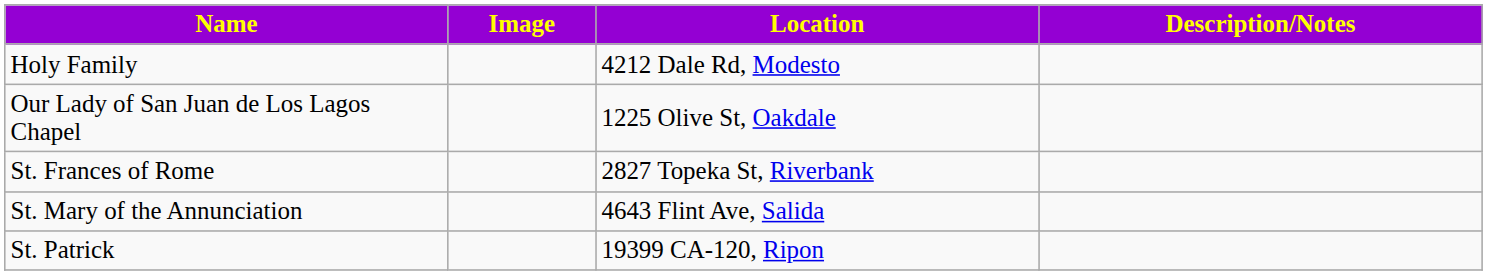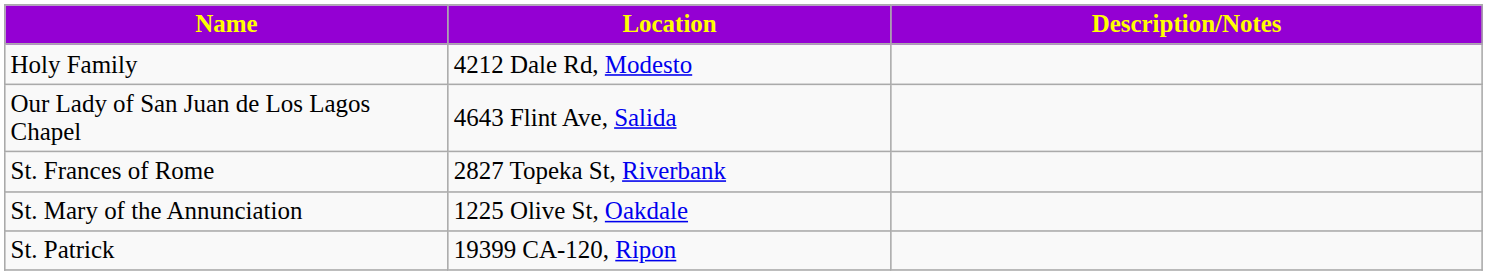- column: (522, 24)
(719, 117) 1225 Olive St, Oakdale -> (565, 117) 4643 Flint Ave, Salida
(713, 210) 4643 Flint Ave, Salida -> (571, 210) 1225 Olive St, Oakdale
